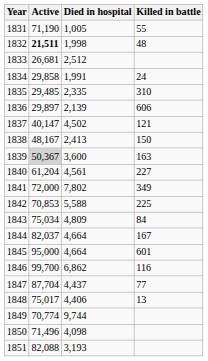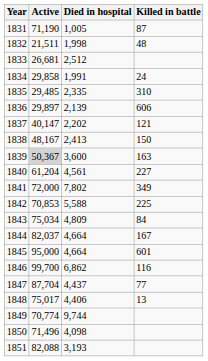(141, 28) 55 -> (141, 28) 87
(45, 44) bold -> (45, 44) normal
(75, 124) 4,502 -> (75, 124) 2,202
